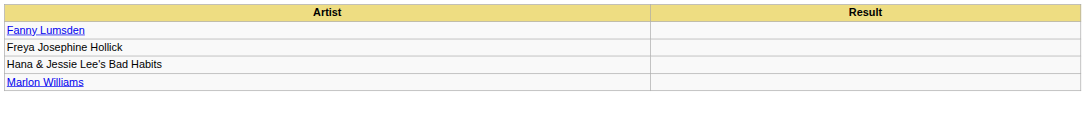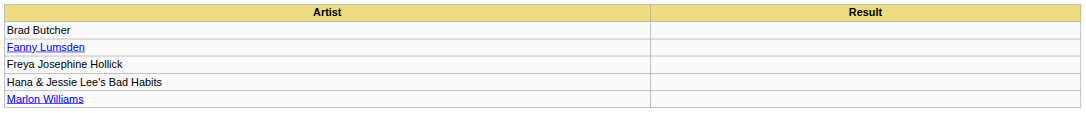+ row: (39, 30)
